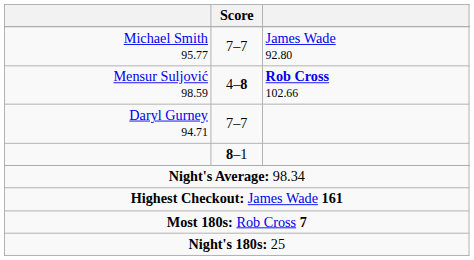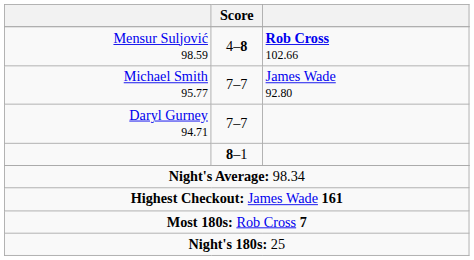rows swapped: (166, 46) <-> (161, 84)
